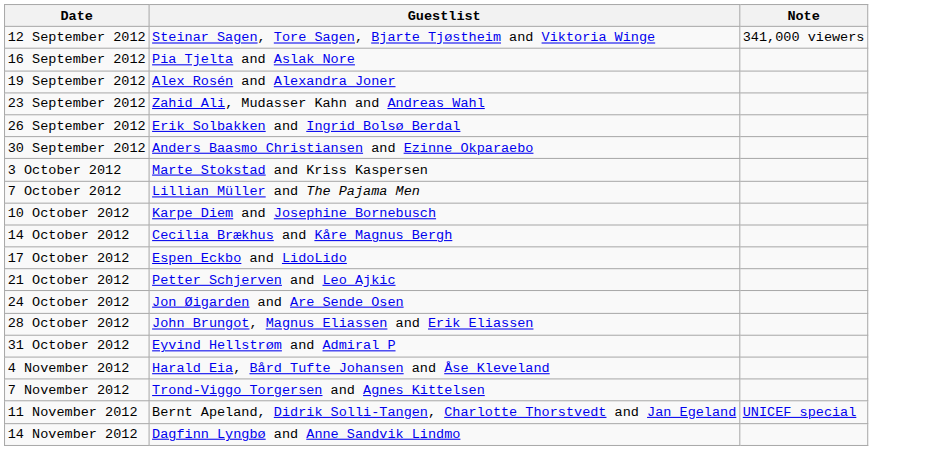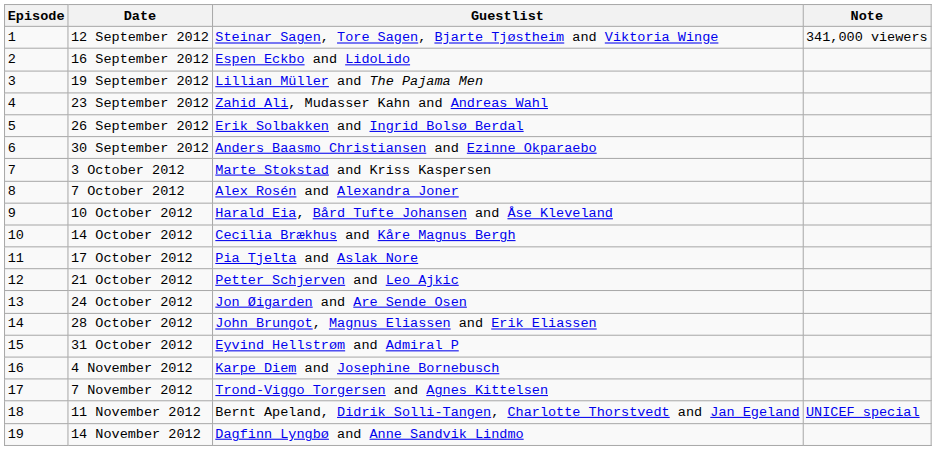+ column: (36, 16)
(254, 60) Pia Tjelta and Aslak Nore -> (313, 60) Espen Eckbo and LidoLido
(274, 82) Alex Rosén and Alexandra Joner -> (349, 82) Lillian Müller and The Pajama Men
(286, 192) Lillian Müller and The Pajama Men -> (337, 192) Alex Rosén and Alexandra Joner
(294, 214) Karpe Diem and Josephine Bornebusch -> (414, 214) Harald Eia, Bård Tufte Johansen and Åse Kleveland
(249, 258) Espen Eckbo and LidoLido -> (317, 258) Pia Tjelta and Aslak Nore
(351, 368) Harald Eia, Bård Tufte Johansen and Åse Kleveland -> (357, 368) Karpe Diem and Josephine Bornebusch
